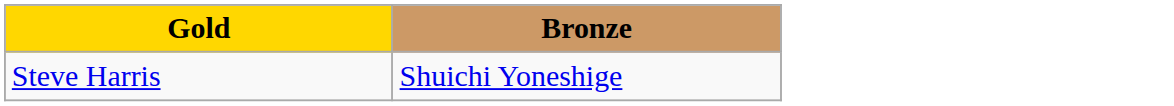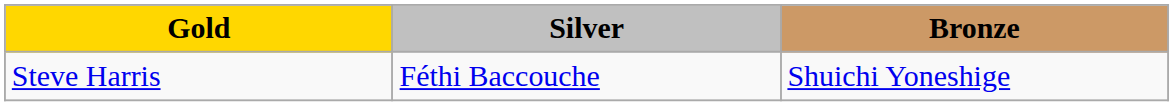+ column: (587, 28)
